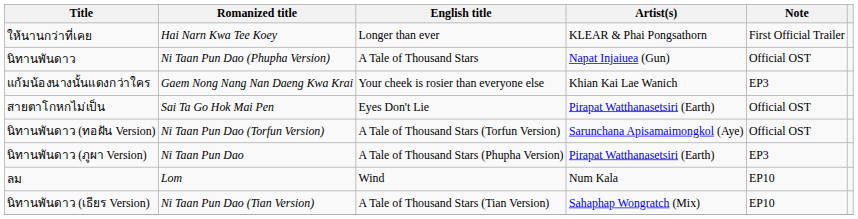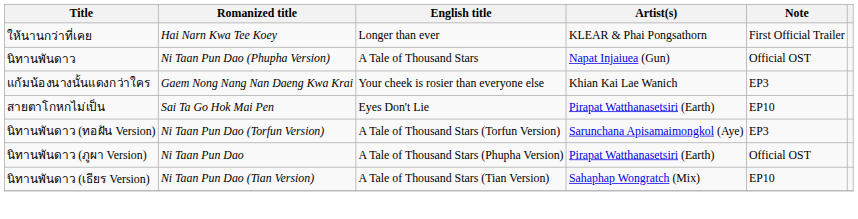(780, 107) Official OST -> (762, 107) EP10
(780, 131) Official OST -> (759, 131) EP3
(759, 155) EP3 -> (780, 155) Official OST
- row: (15, 179)
